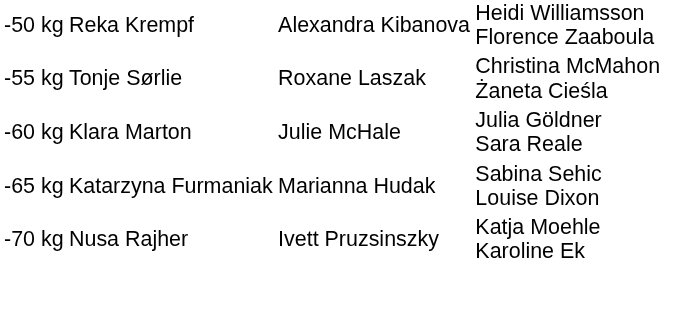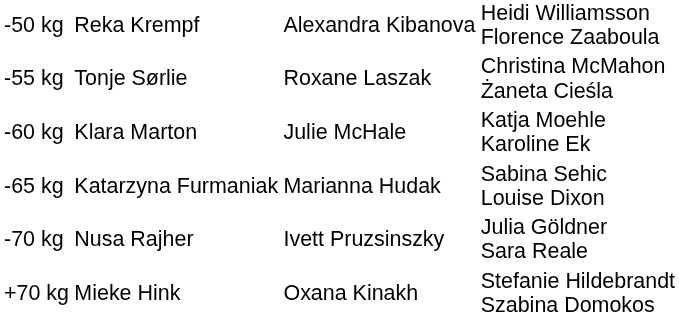(539, 132) Julia Göldner Sara Reale -> (543, 132) Katja Moehle Karoline Ek
(538, 239) Katja Moehle Karoline Ek -> (544, 239) Julia Göldner Sara Reale
+ row: (37, 292)
